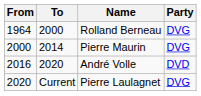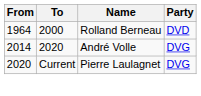(178, 30) DVG -> (178, 30) DVD
- row: (113, 47)
(19, 64) 2016 -> (19, 47) 2014
(178, 64) DVD -> (178, 47) DVG
